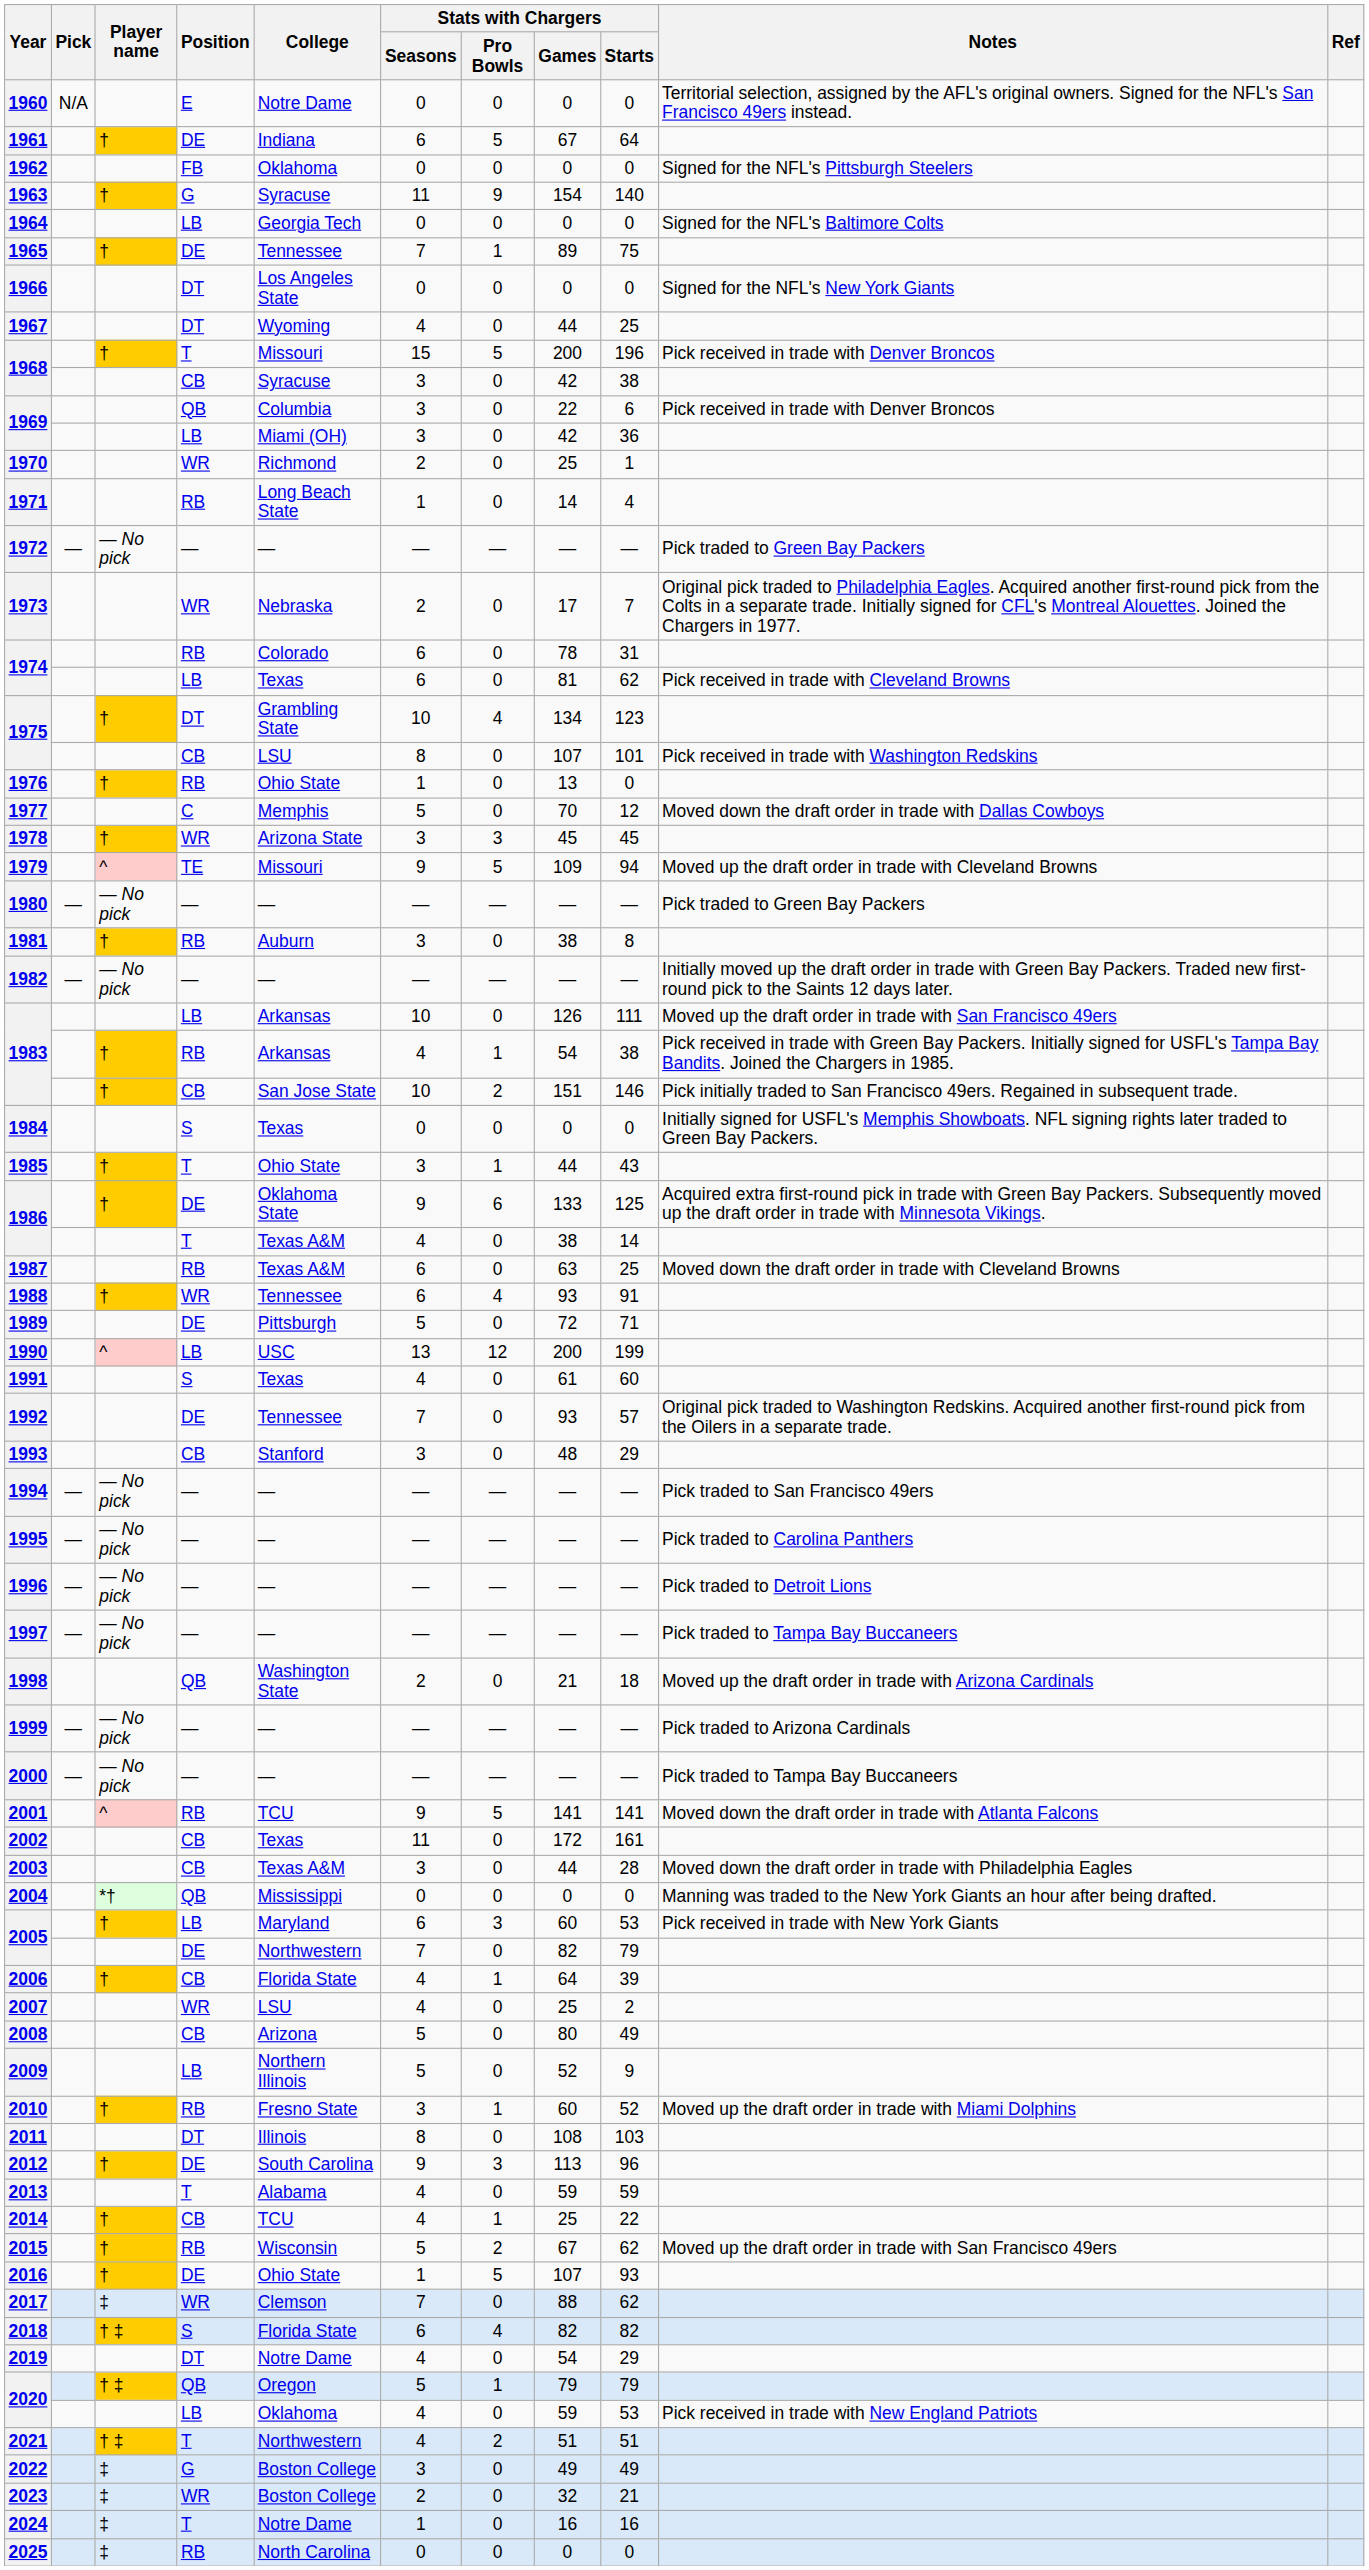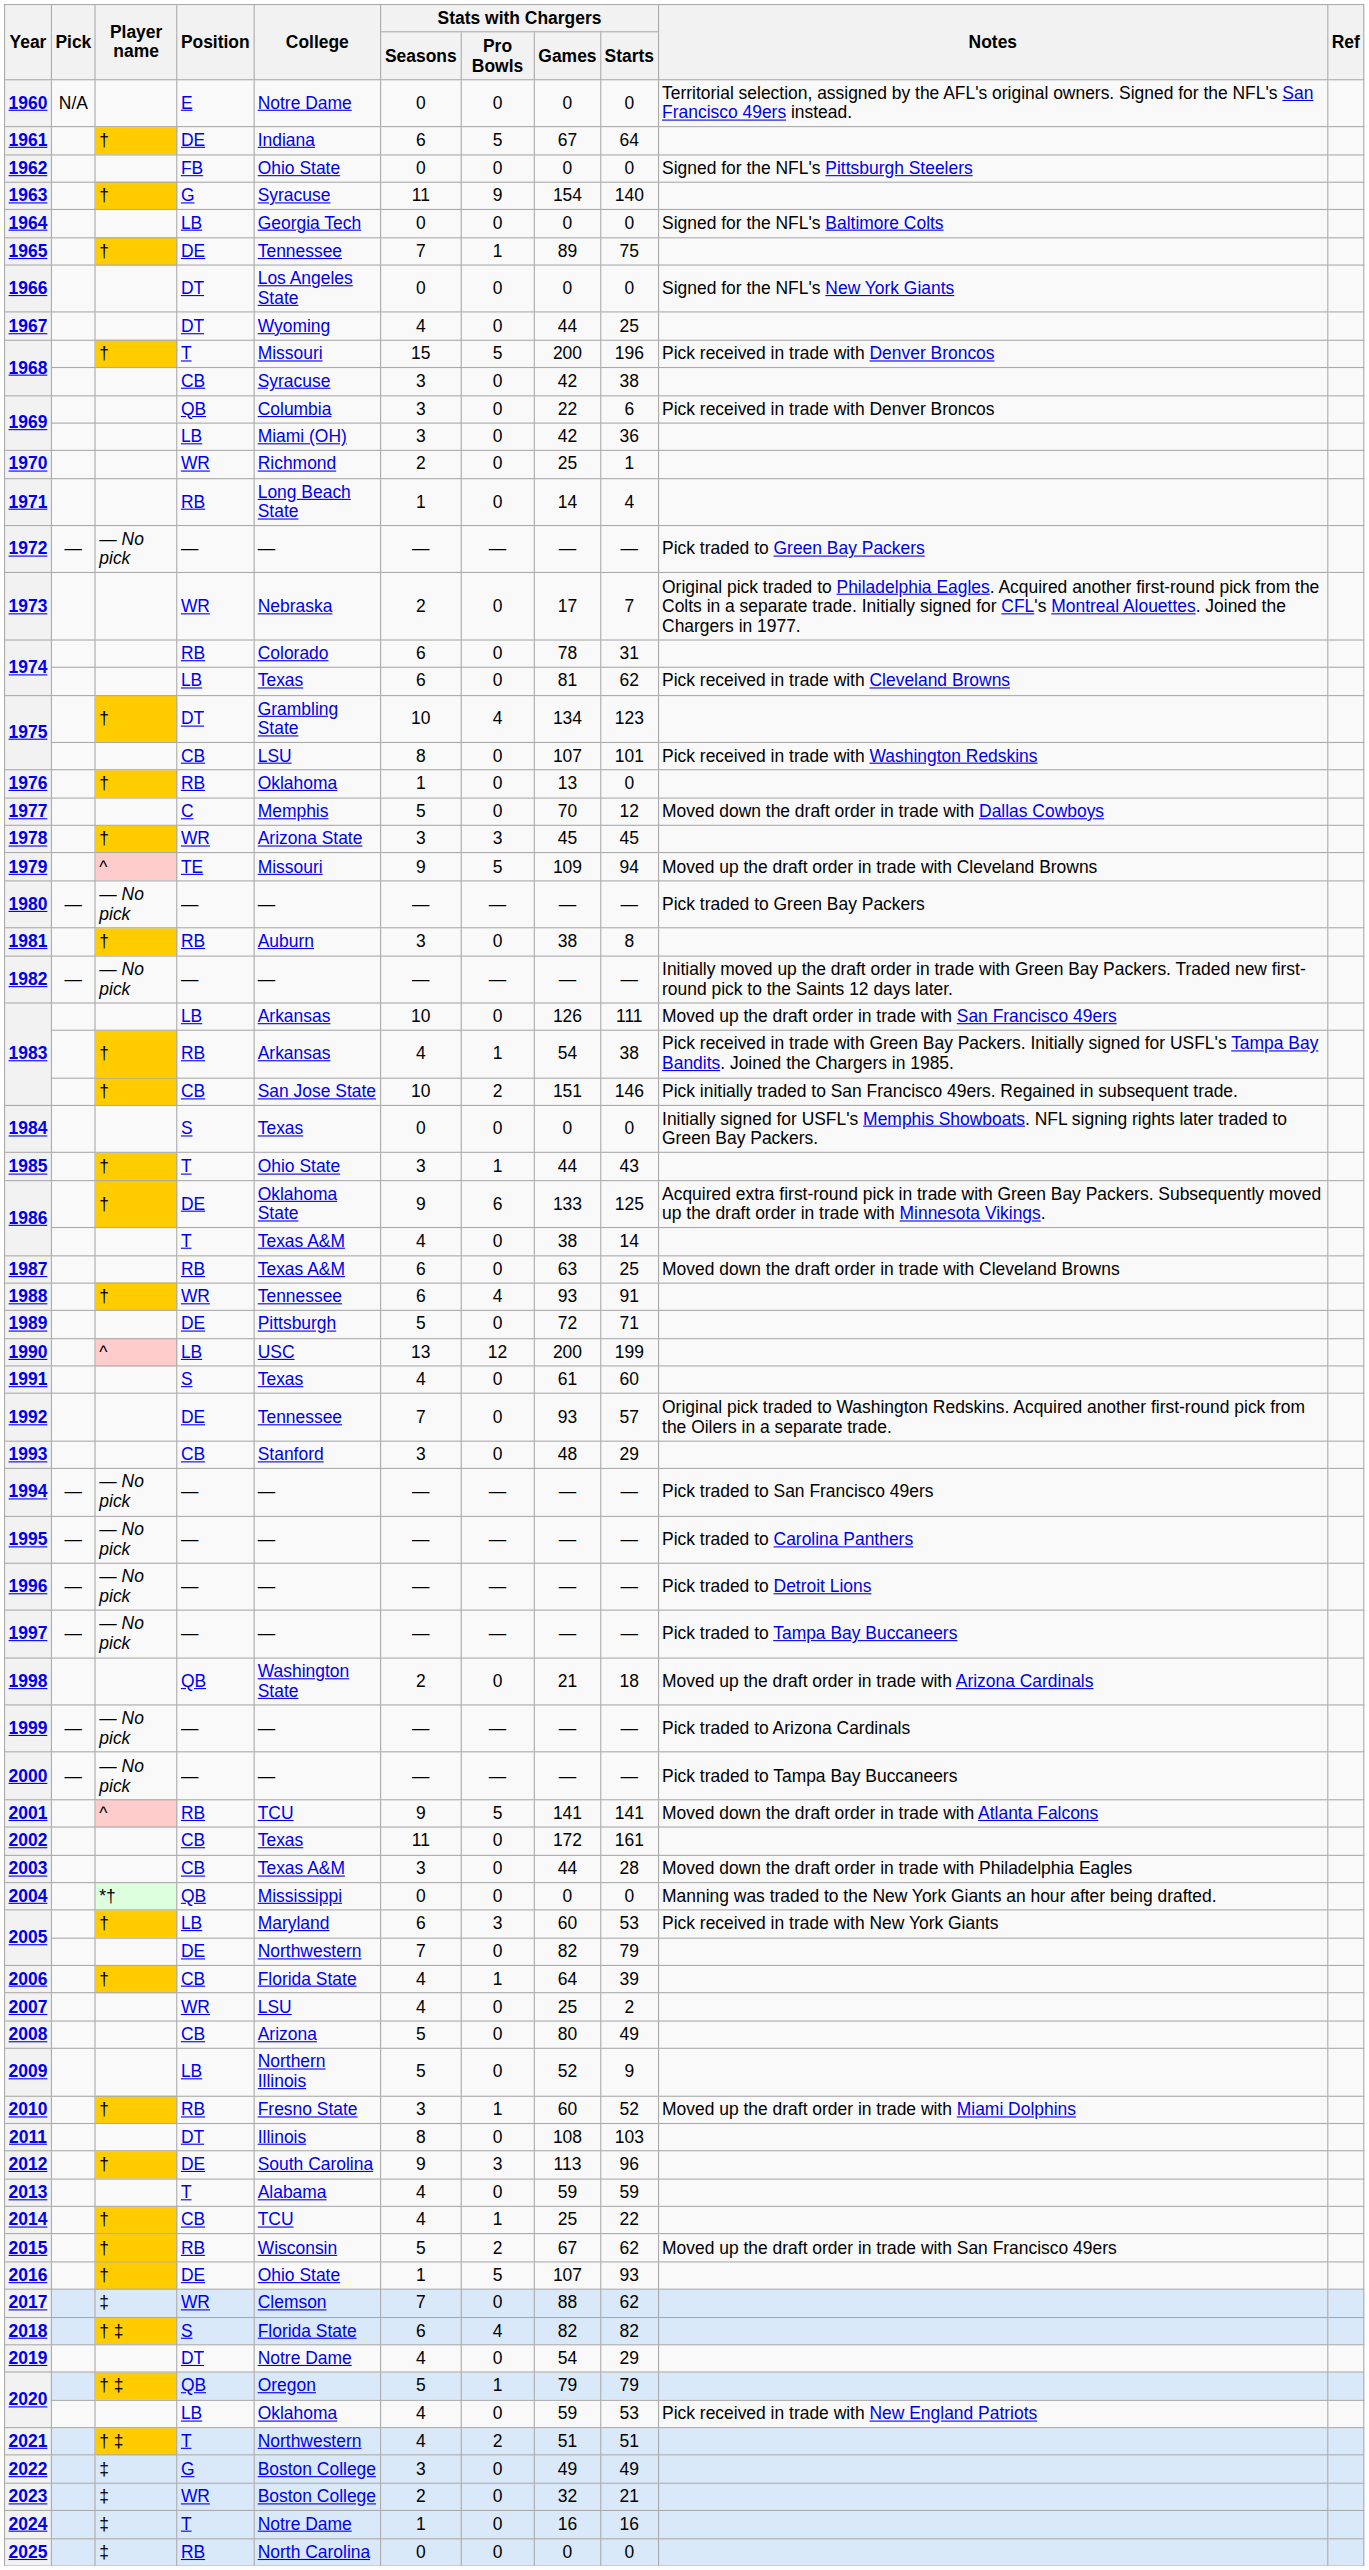(297, 168) Oklahoma -> (299, 168) Ohio State
(299, 783) Ohio State -> (297, 783) Oklahoma
